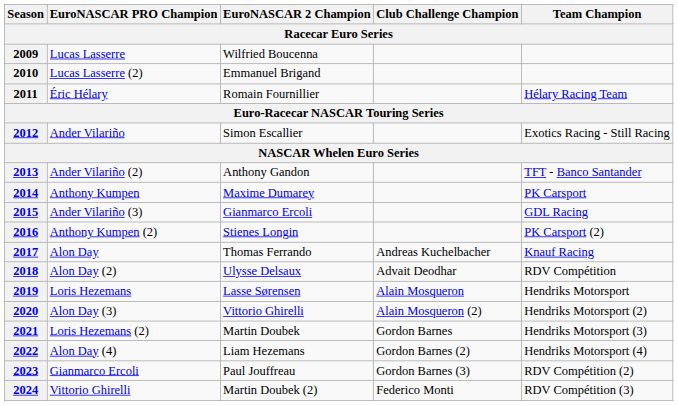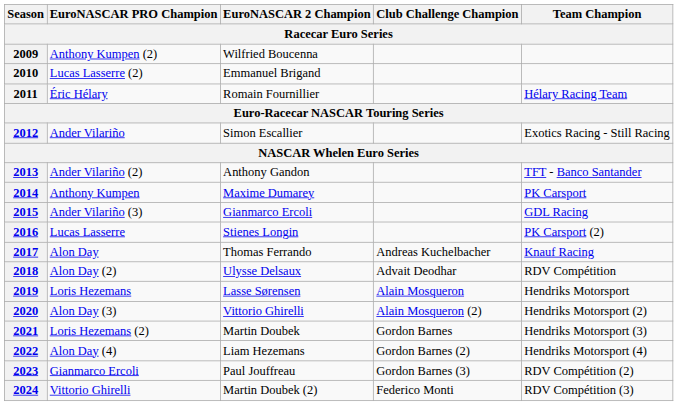(87, 53) Lucas Lasserre -> (104, 53) Anthony Kumpen (2)
(104, 232) Anthony Kumpen (2) -> (87, 232) Lucas Lasserre
